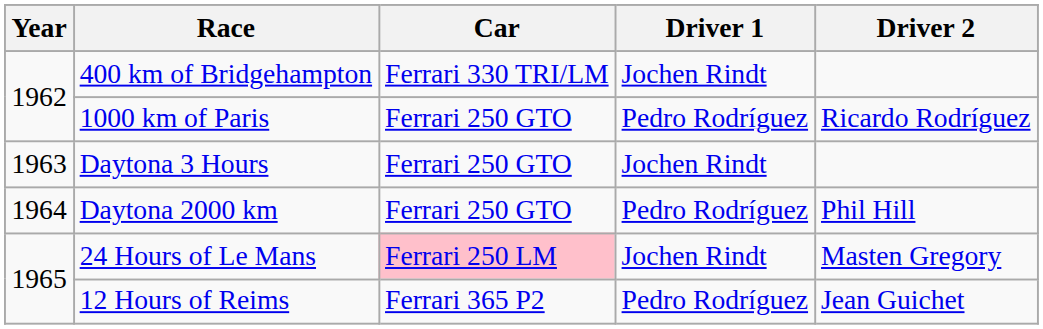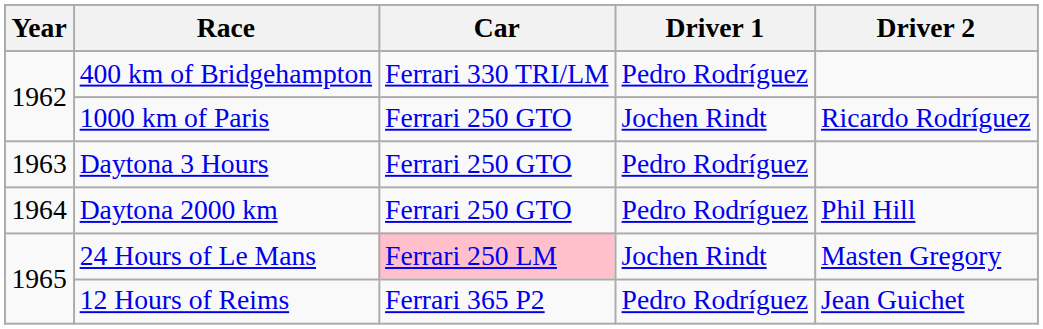(694, 73) Jochen Rindt -> (715, 73) Pedro Rodríguez
(715, 118) Pedro Rodríguez -> (694, 118) Jochen Rindt
(694, 164) Jochen Rindt -> (715, 164) Pedro Rodríguez
